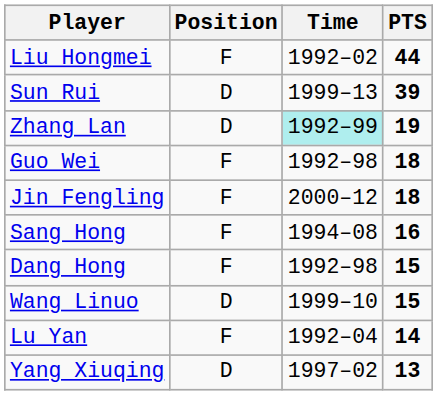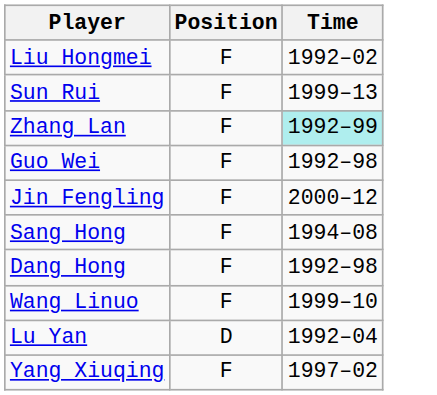- column: (407, 23)
(226, 93) D -> (226, 93) F
(226, 128) D -> (226, 128) F
(226, 302) D -> (226, 302) F
(226, 337) F -> (226, 337) D
(226, 372) D -> (226, 372) F
